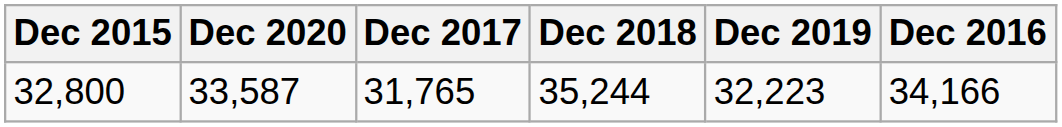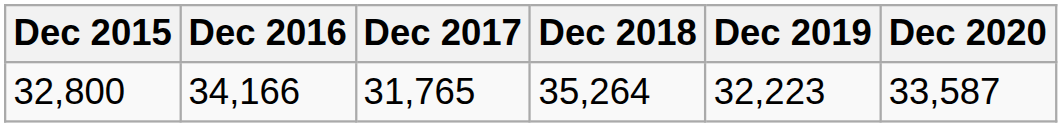columns swapped: (968, 33) <-> (268, 33)
(594, 91) 35,244 -> (594, 91) 35,264
